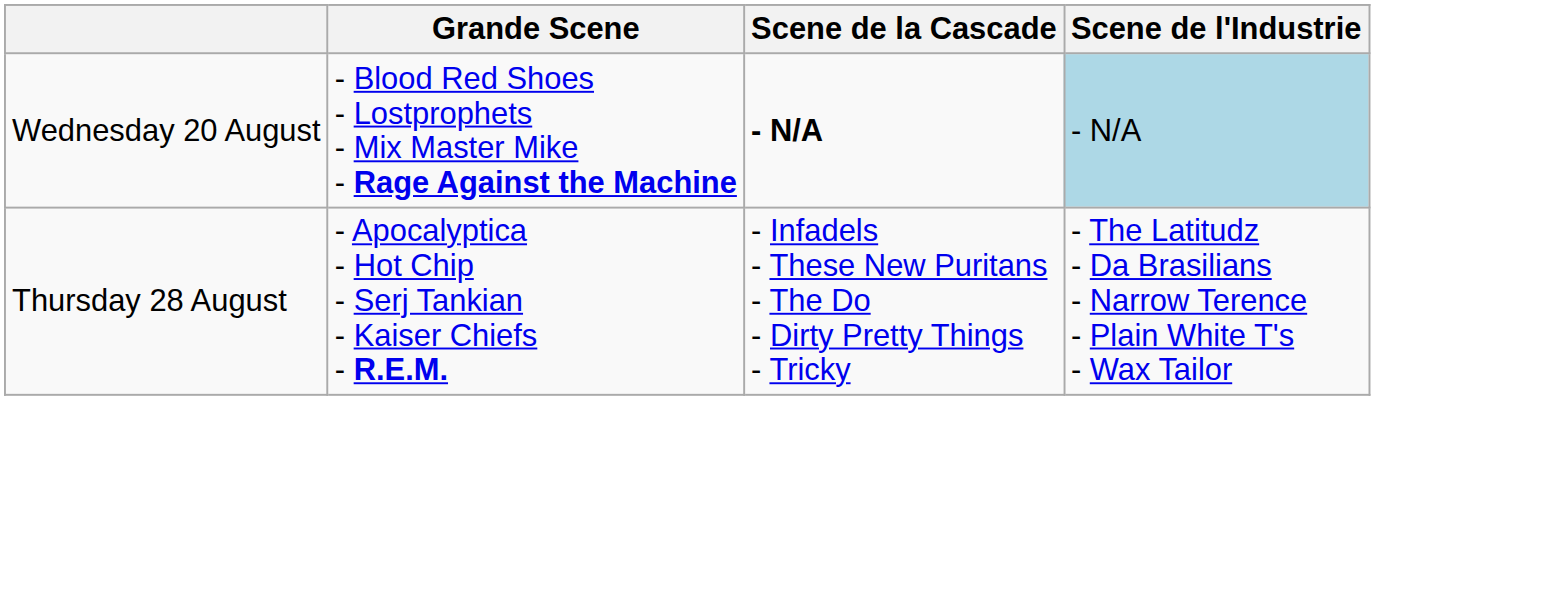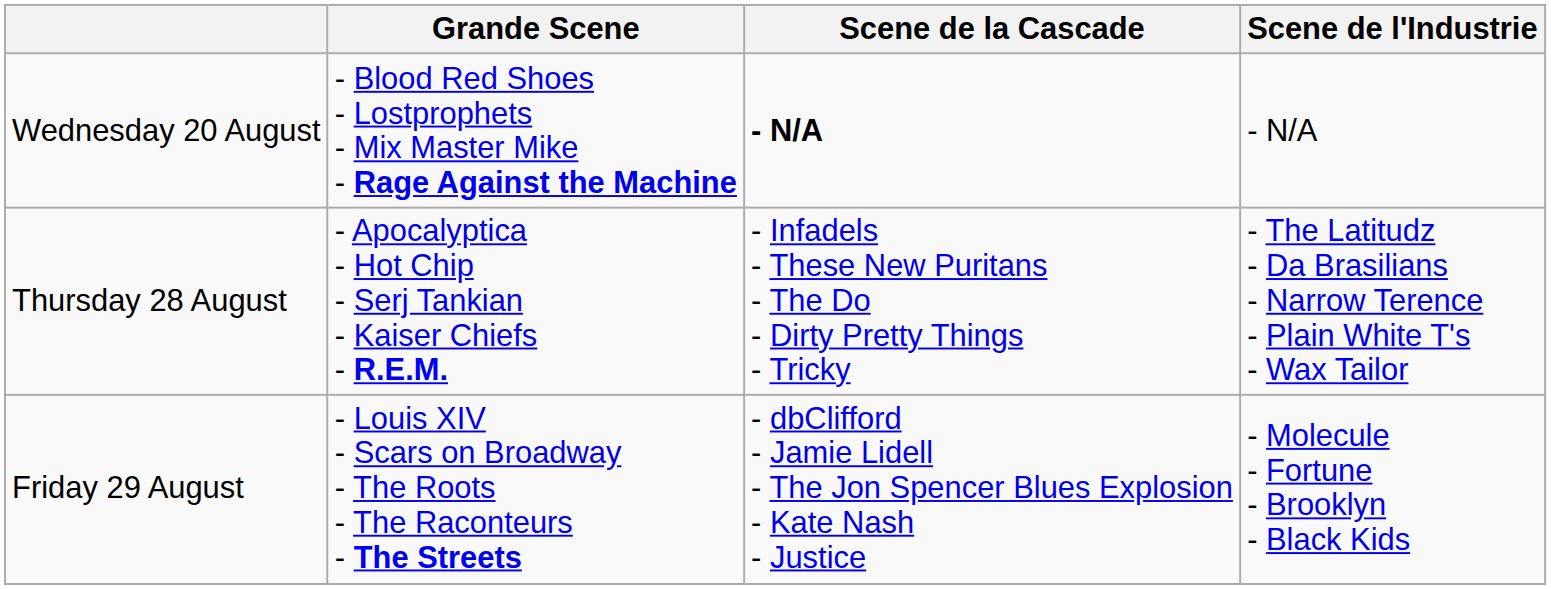(1106, 130) lightblue background -> (1282, 130) no background
+ row: (128, 488)
